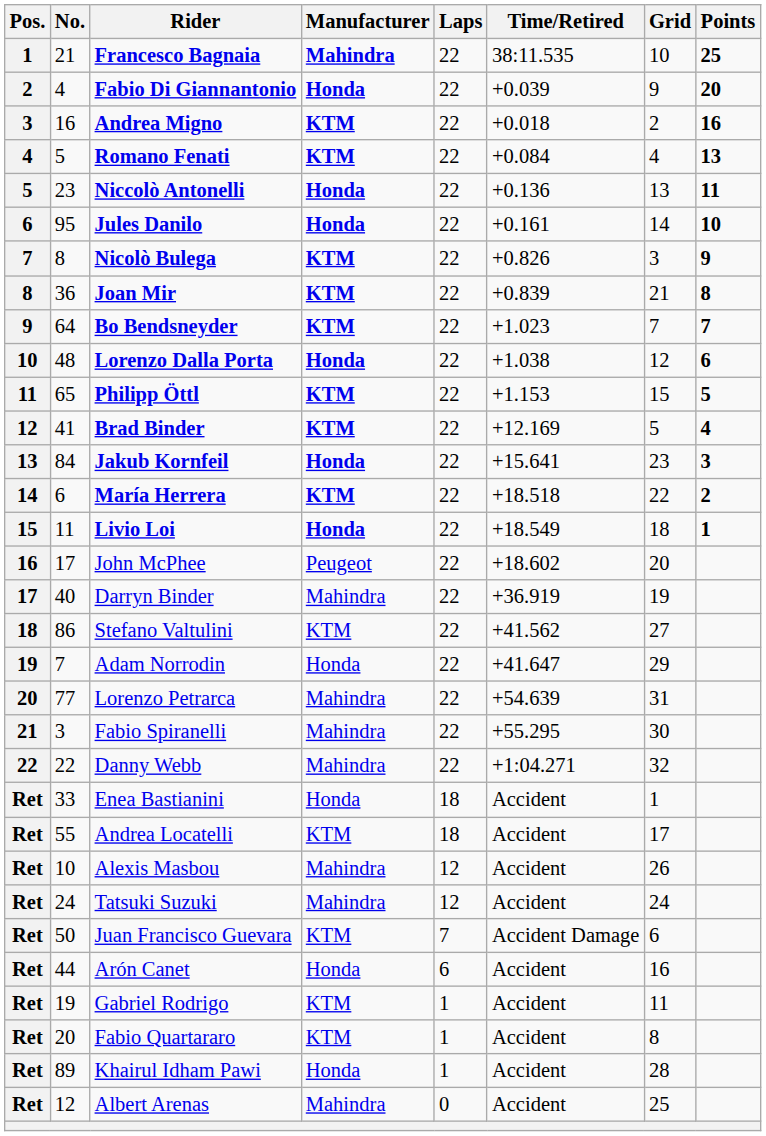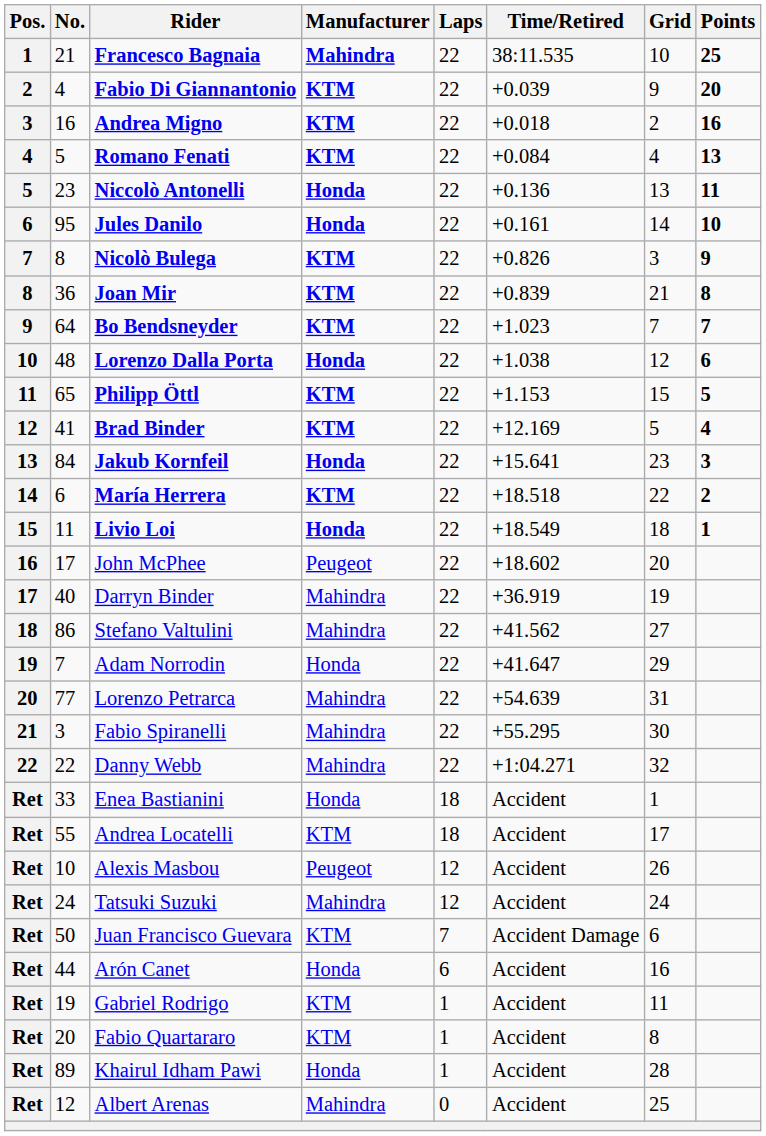(335, 89) Honda -> (330, 89) KTM
(329, 630) KTM -> (346, 630) Mahindra
(346, 867) Mahindra -> (339, 867) Peugeot
